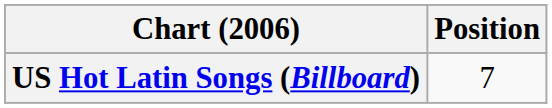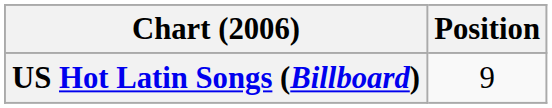(487, 77) 7 -> (487, 77) 9
